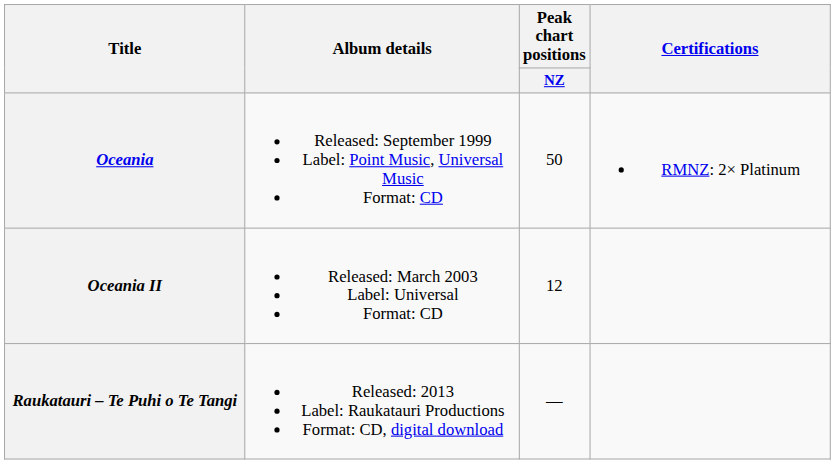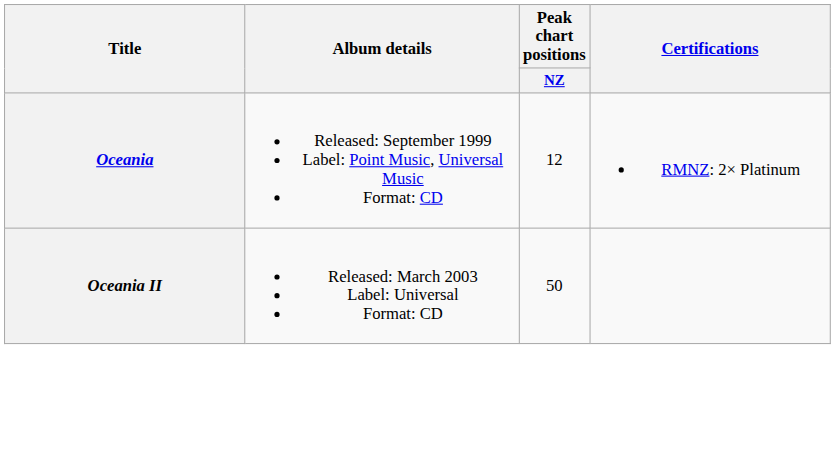(554, 160) 50 -> (554, 160) 12
(554, 285) 12 -> (554, 285) 50
- row: (125, 401)
